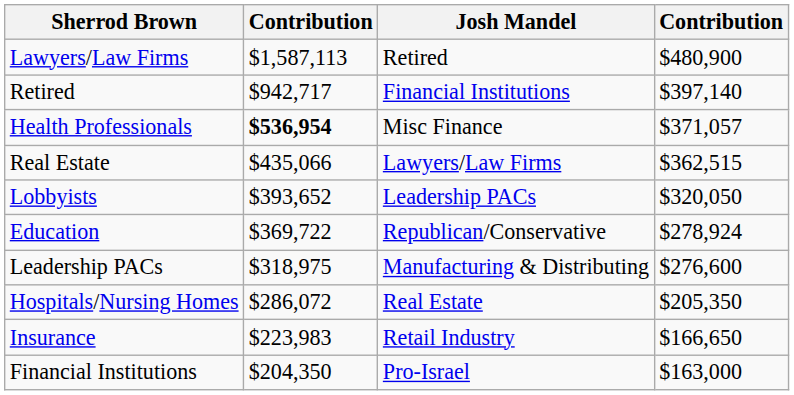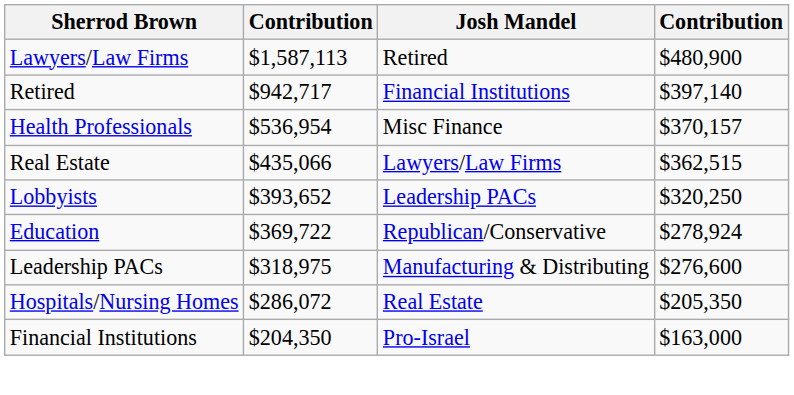(290, 127) bold -> (290, 127) normal
(701, 127) $371,057 -> (701, 127) $370,157
(701, 197) $320,050 -> (701, 197) $320,250
- row: (53, 337)
